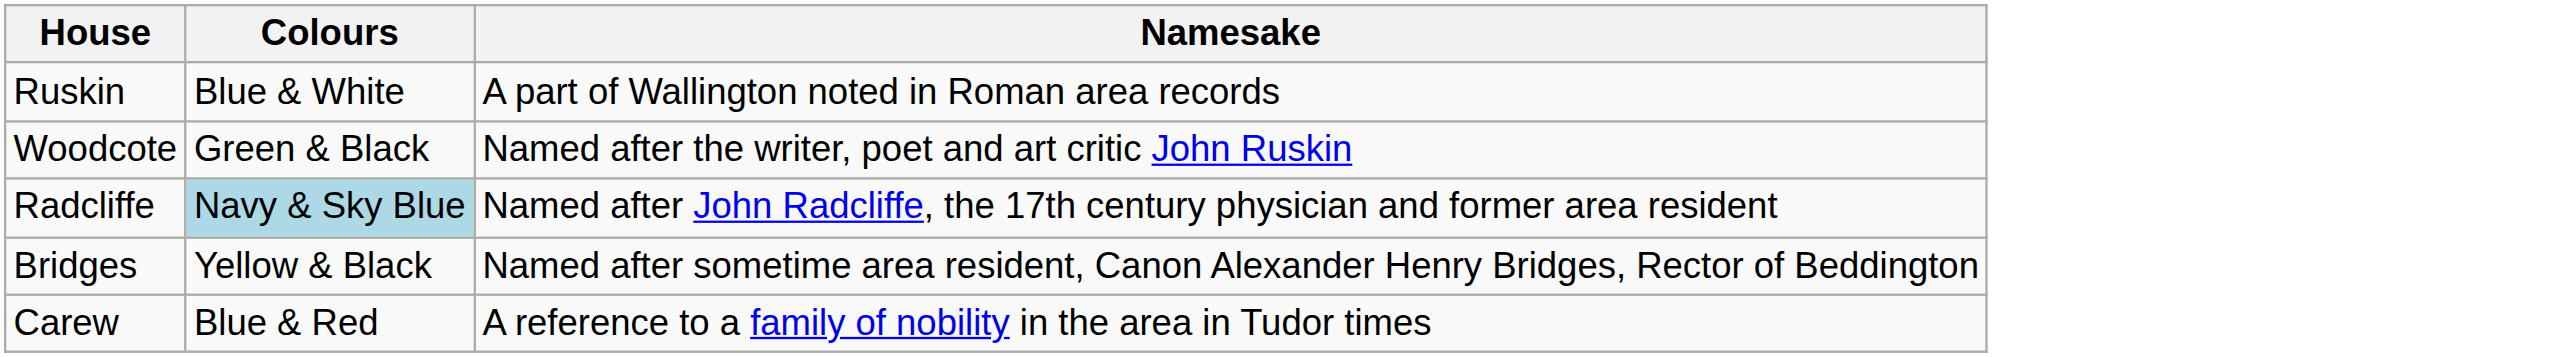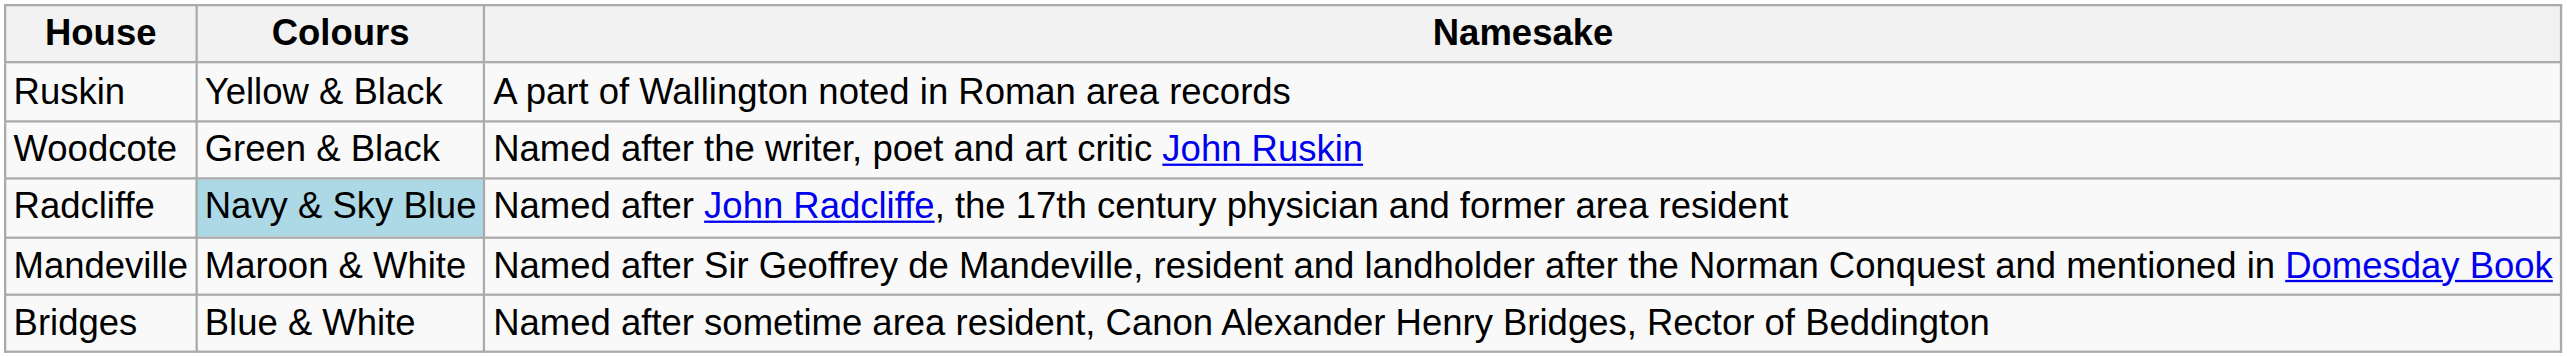(299, 91) Blue & White -> (324, 91) Yellow & Black
+ row: (101, 264)
(313, 264) Yellow & Black -> (310, 322) Blue & White
- row: (66, 322)
